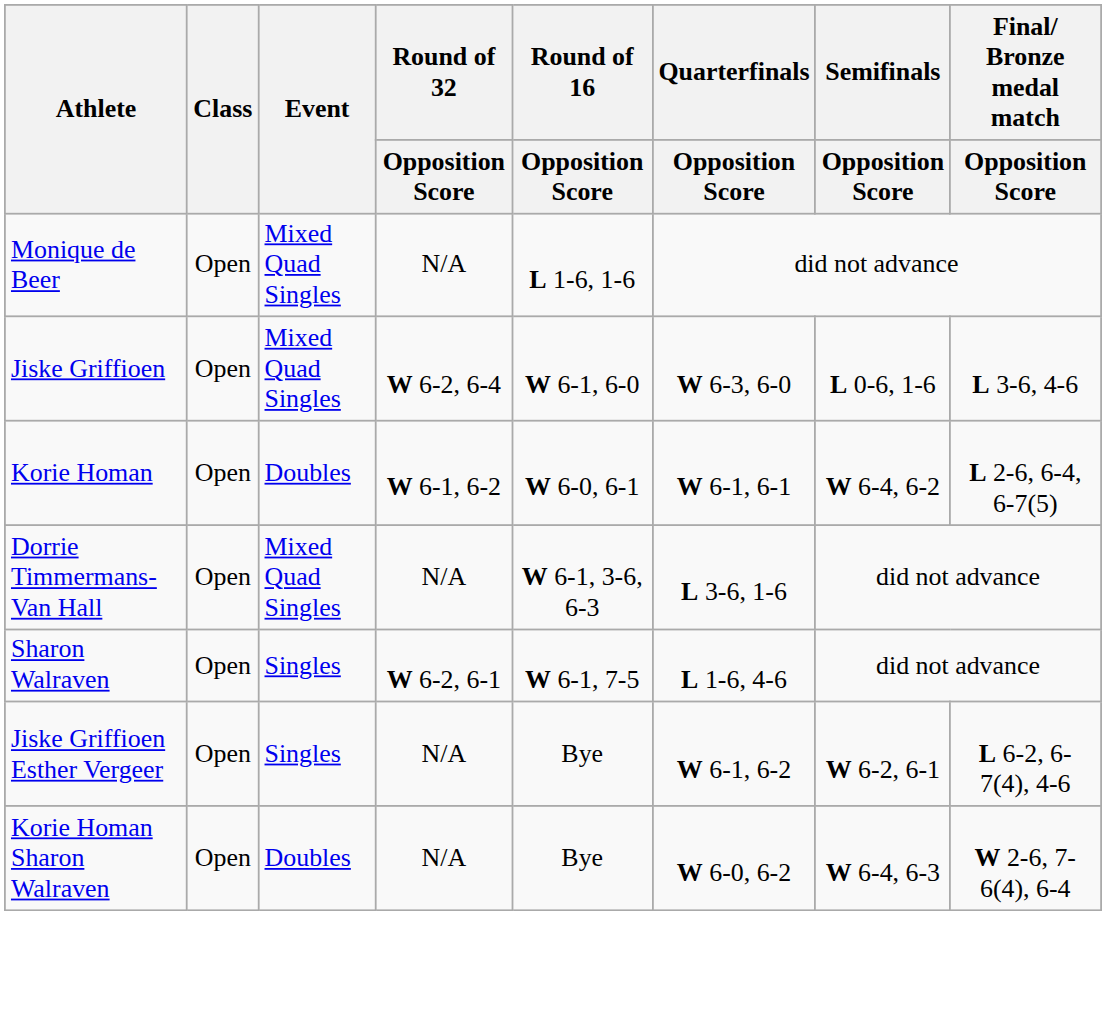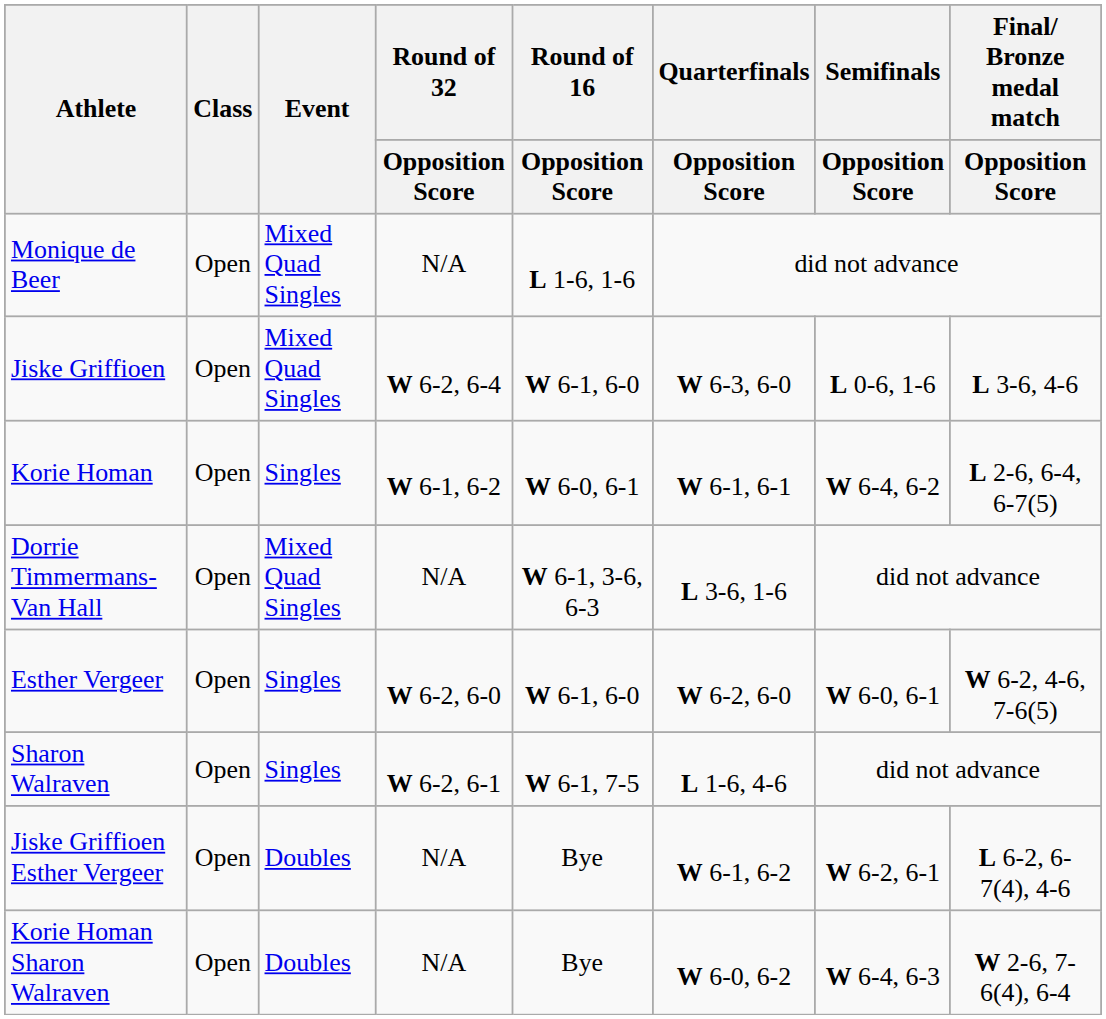(308, 472) Doubles -> (303, 472) Singles
+ row: (87, 680)
(303, 753) Singles -> (308, 857) Doubles
